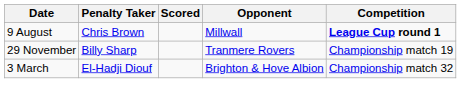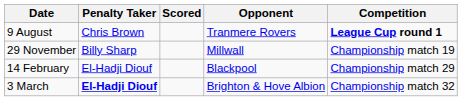(224, 31) Millwall -> (251, 31) Tranmere Rovers
(250, 50) Tranmere Rovers -> (225, 50) Millwall
+ row: (38, 68)
(117, 68) normal -> (119, 86) bold
